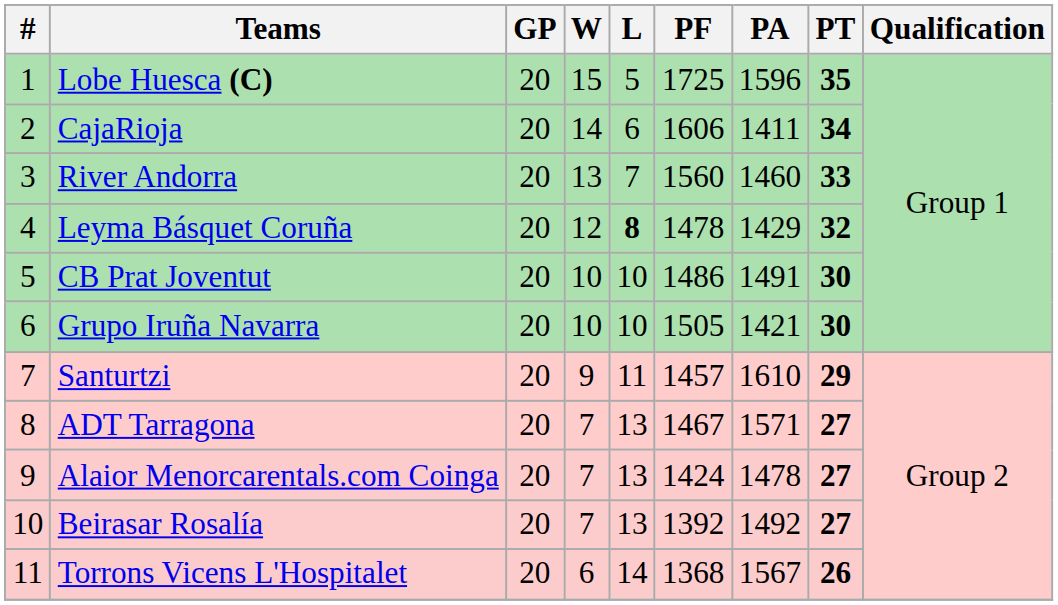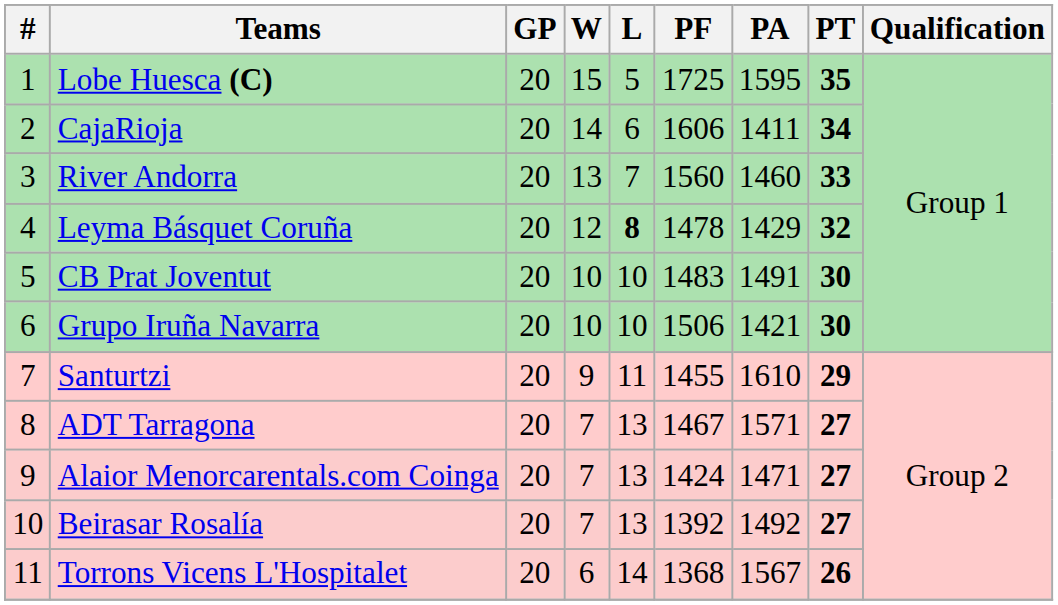(770, 78) 1596 -> (770, 78) 1595
(693, 276) 1486 -> (693, 276) 1483
(693, 326) 1505 -> (693, 326) 1506
(693, 375) 1457 -> (693, 375) 1455
(770, 474) 1478 -> (770, 474) 1471
